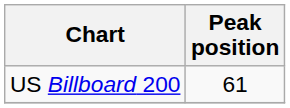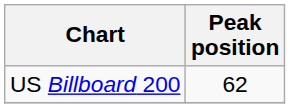(235, 84) 61 -> (235, 84) 62
